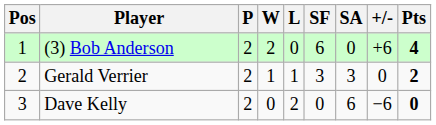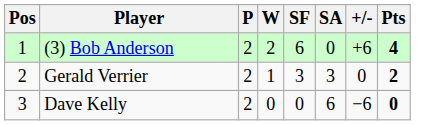- column: (294, 18)
